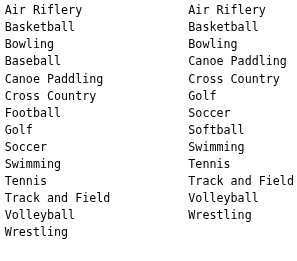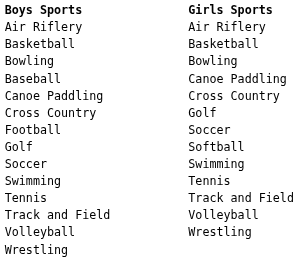+ row: (43, 10)
